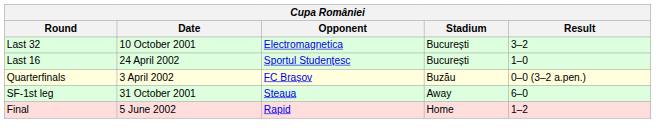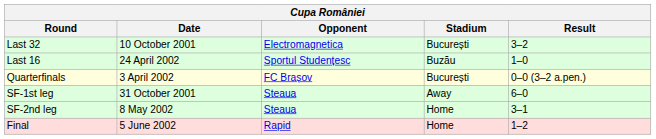(448, 61) București -> (441, 61) Buzău
(441, 77) Buzău -> (448, 77) București
+ row: (32, 110)
